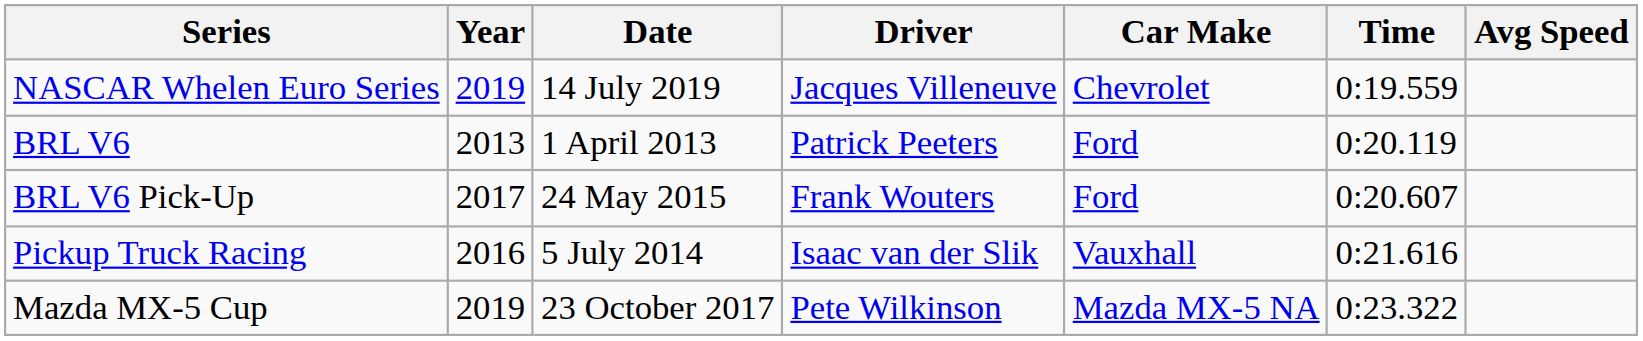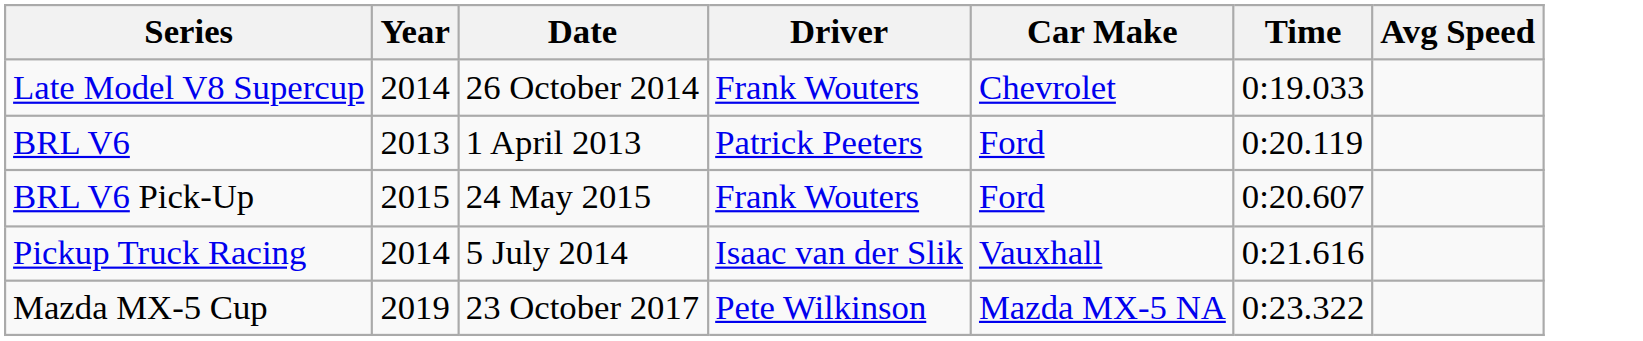+ row: (189, 87)
- row: (226, 87)
(490, 197) 2017 -> (415, 197) 2015
(490, 252) 2016 -> (415, 252) 2014
